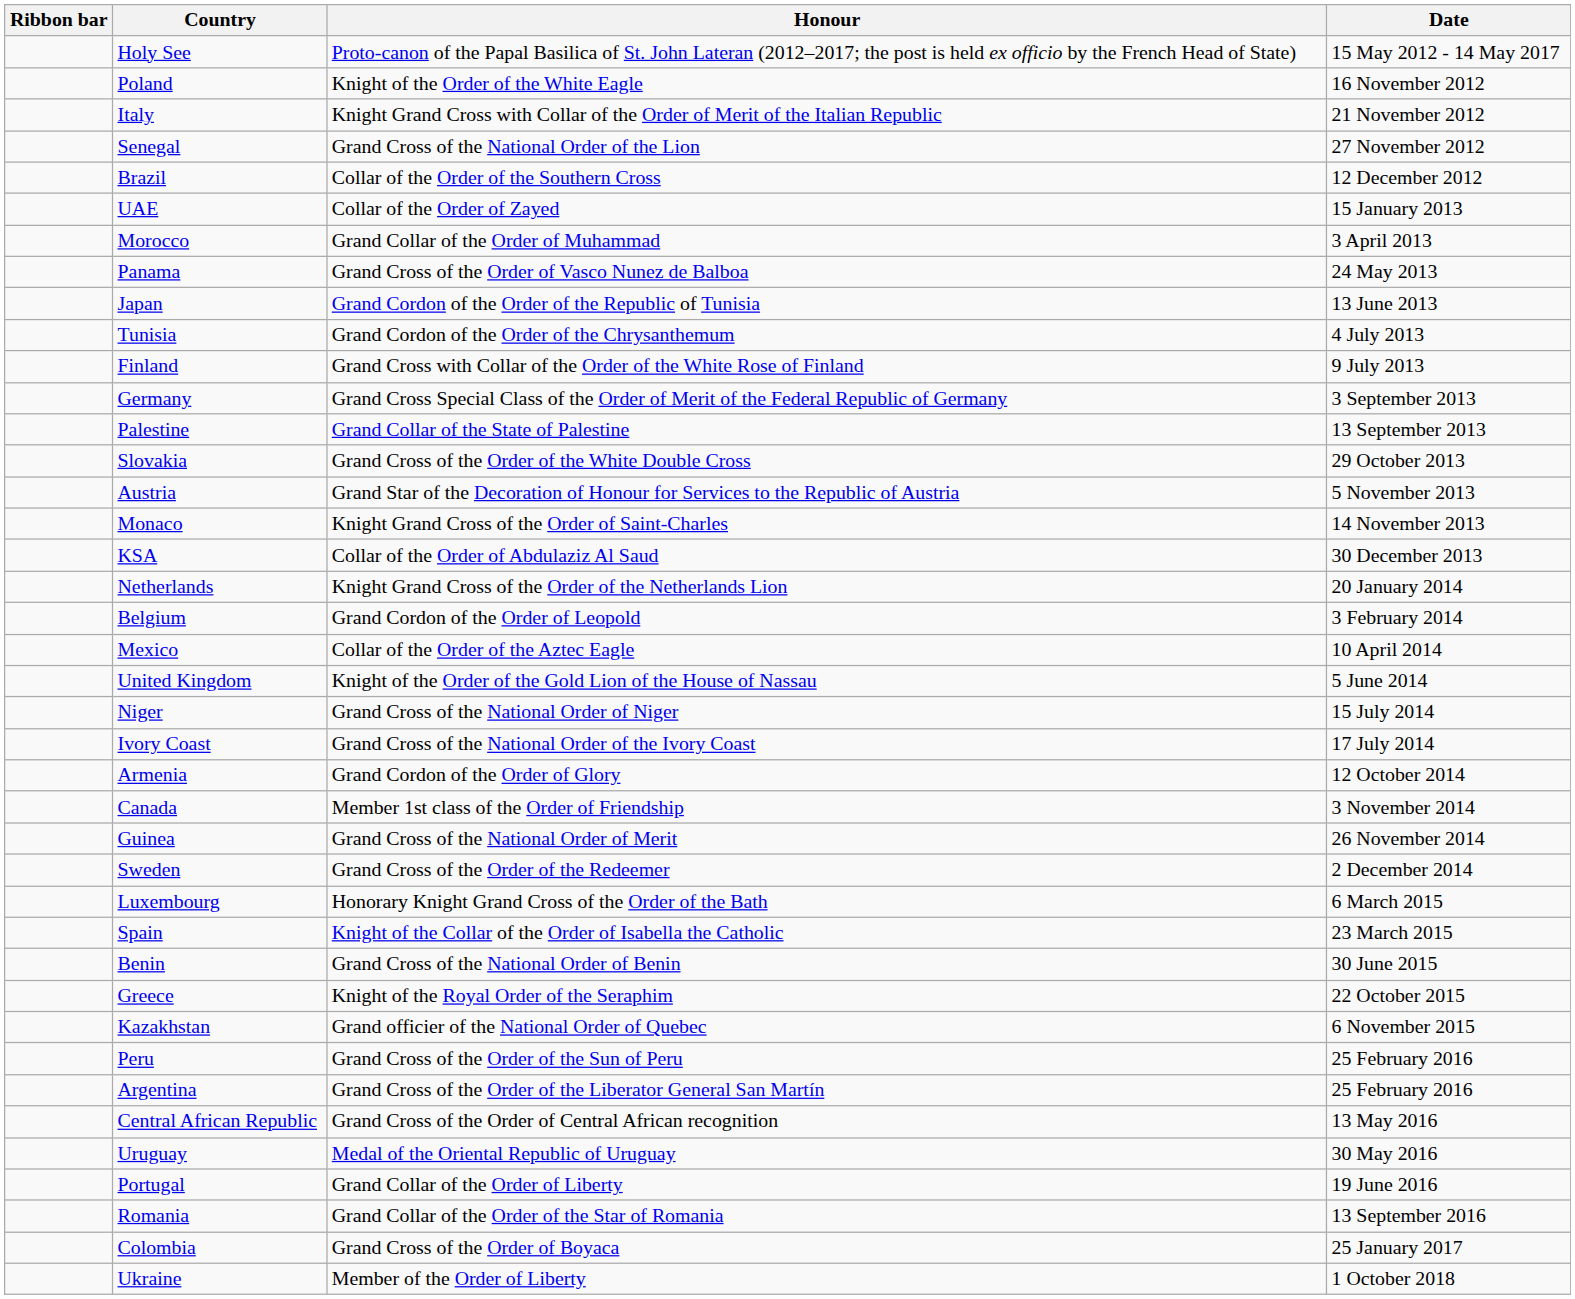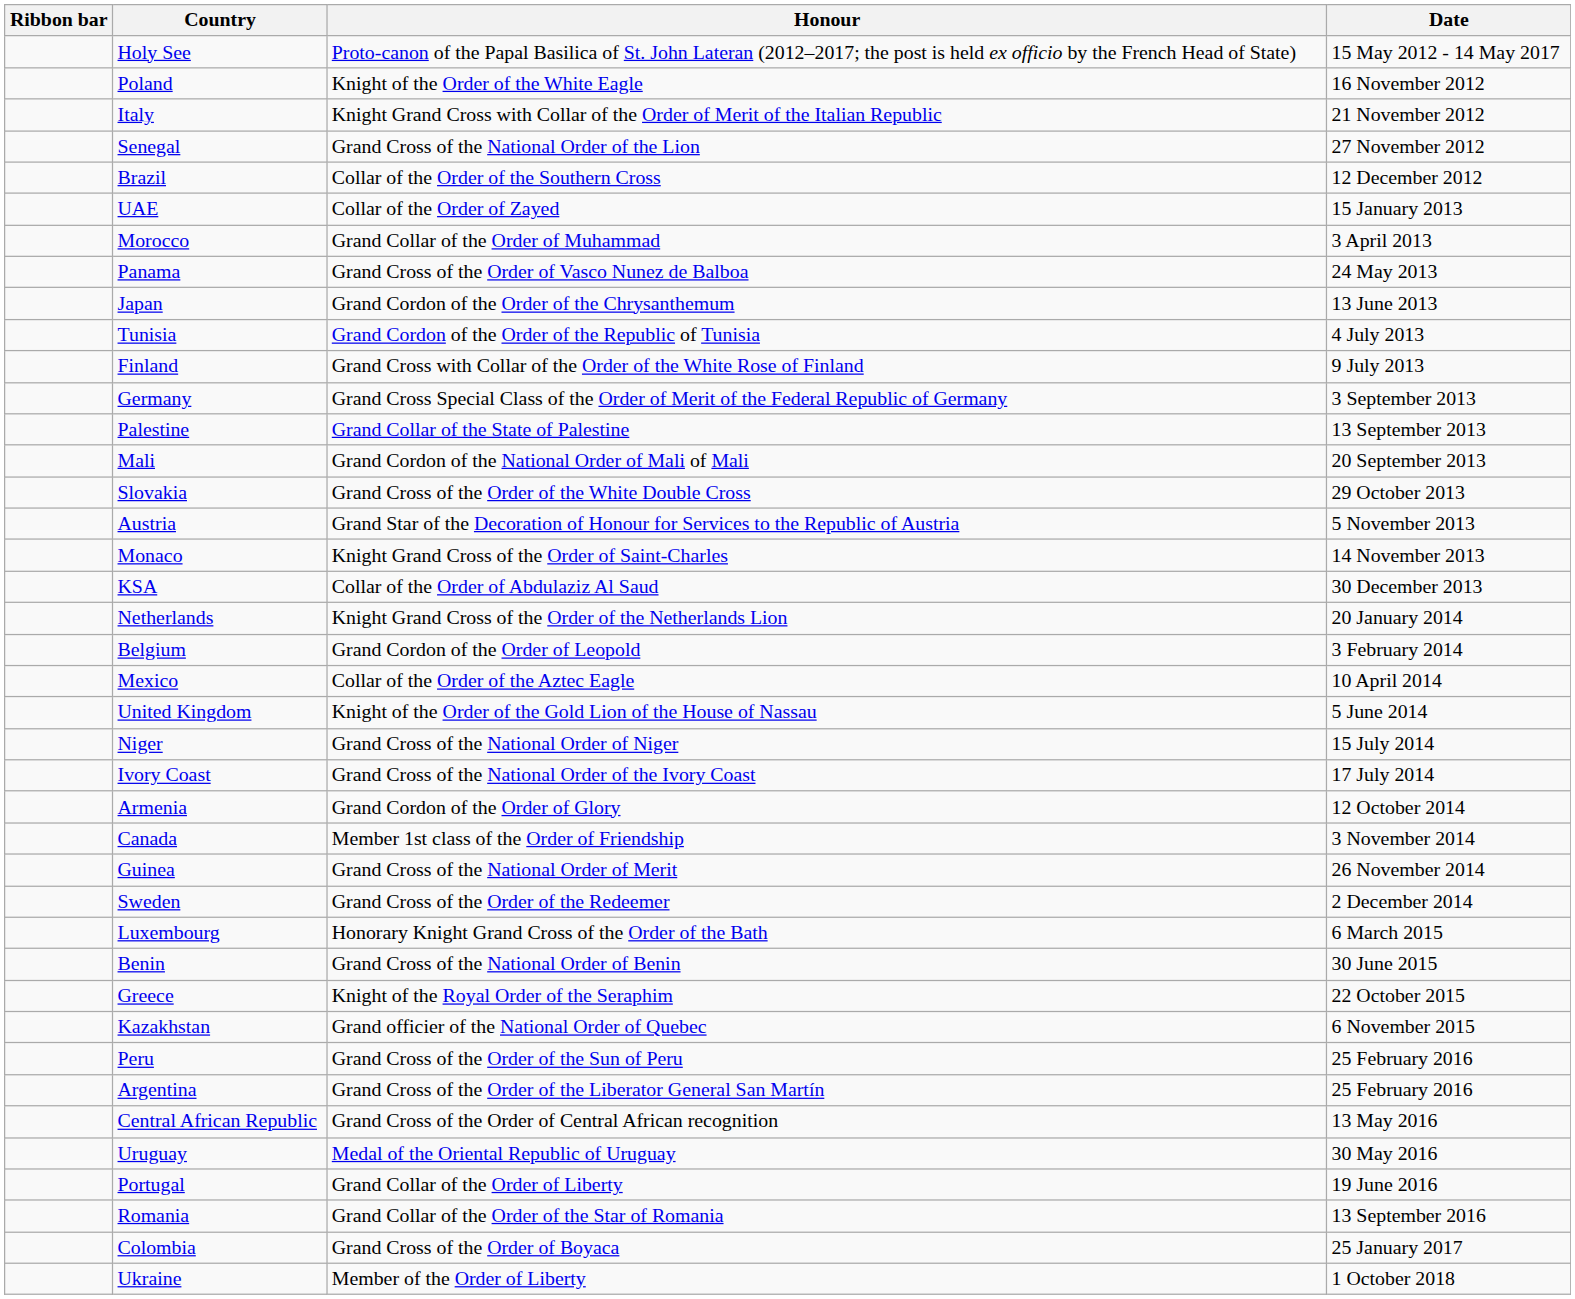(546, 303) Grand Cordon of the Order of the Republic of Tunisia -> (533, 303) Grand Cordon of the Order of the Chrysanthemum
(533, 334) Grand Cordon of the Order of the Chrysanthemum -> (546, 334) Grand Cordon of the Order of the Republic of Tunisia
+ row: (136, 460)
- row: (140, 932)
